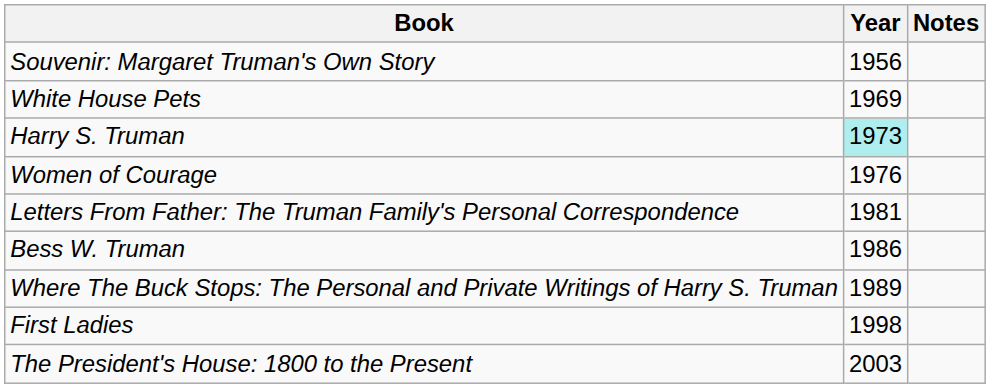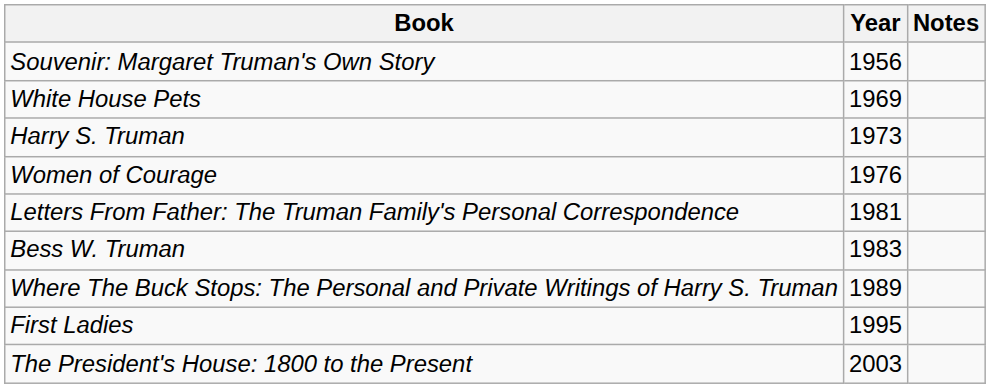(875, 136) paleturquoise background -> (875, 136) no background
(875, 250) 1986 -> (875, 250) 1983
(875, 325) 1998 -> (875, 325) 1995
